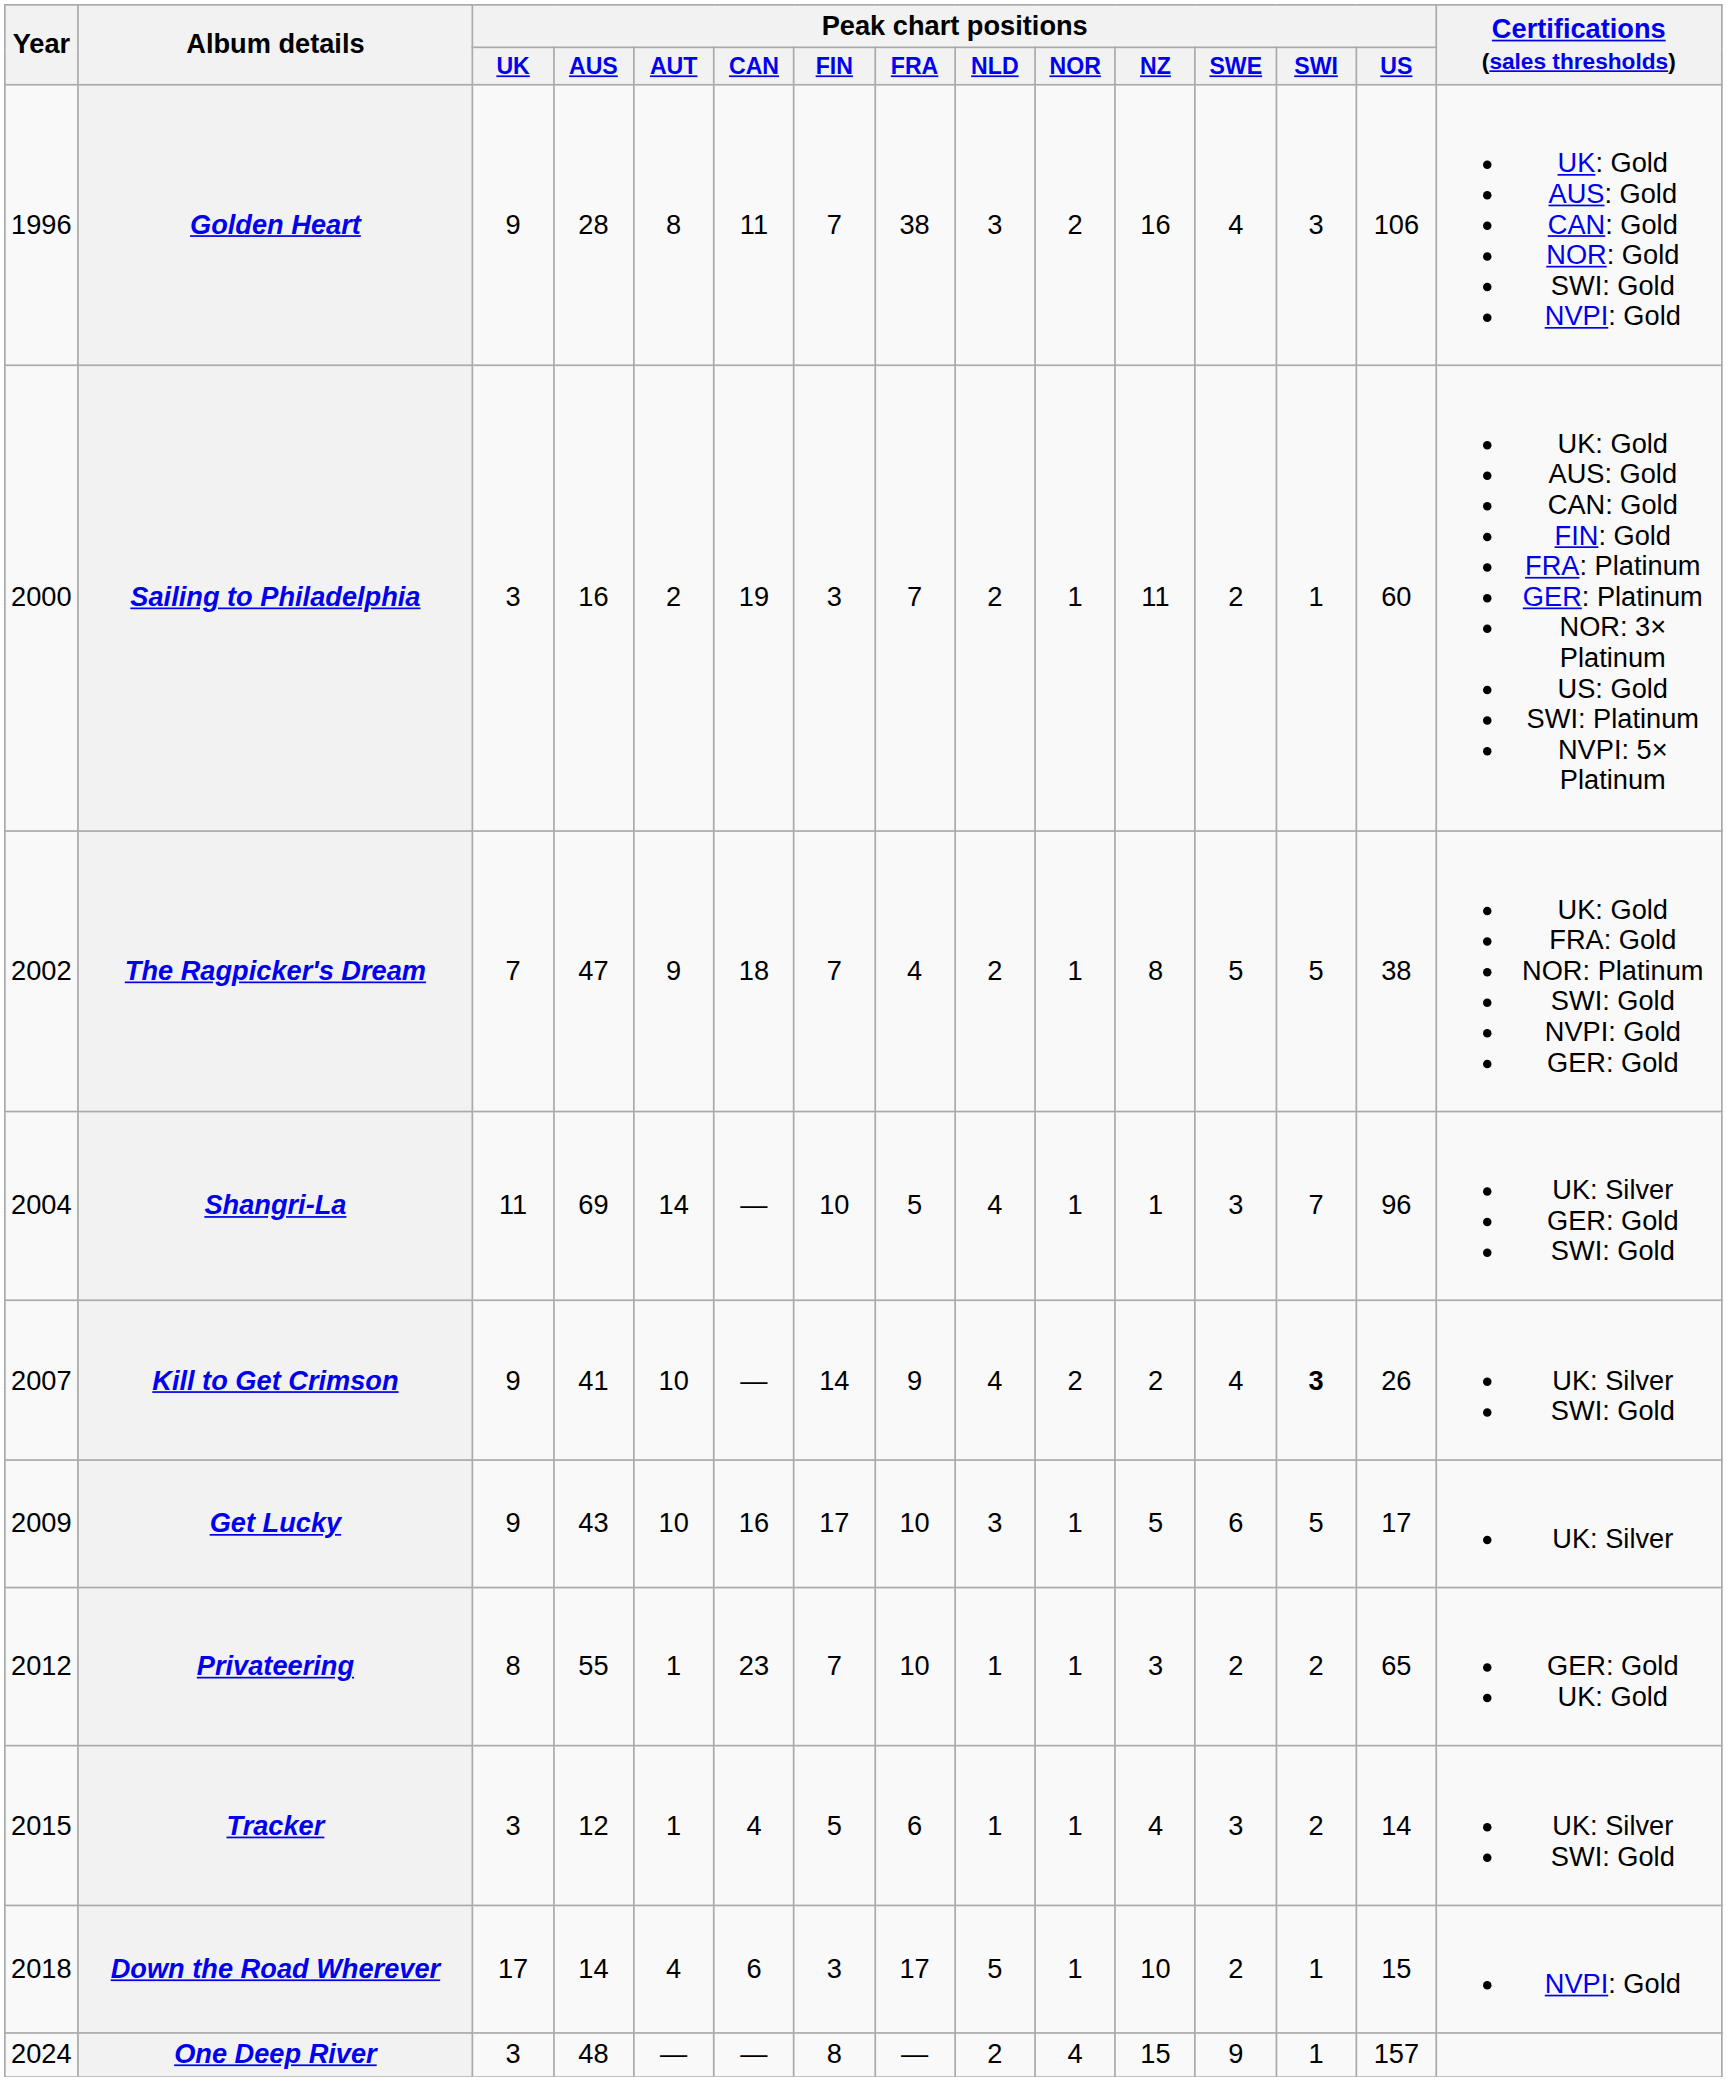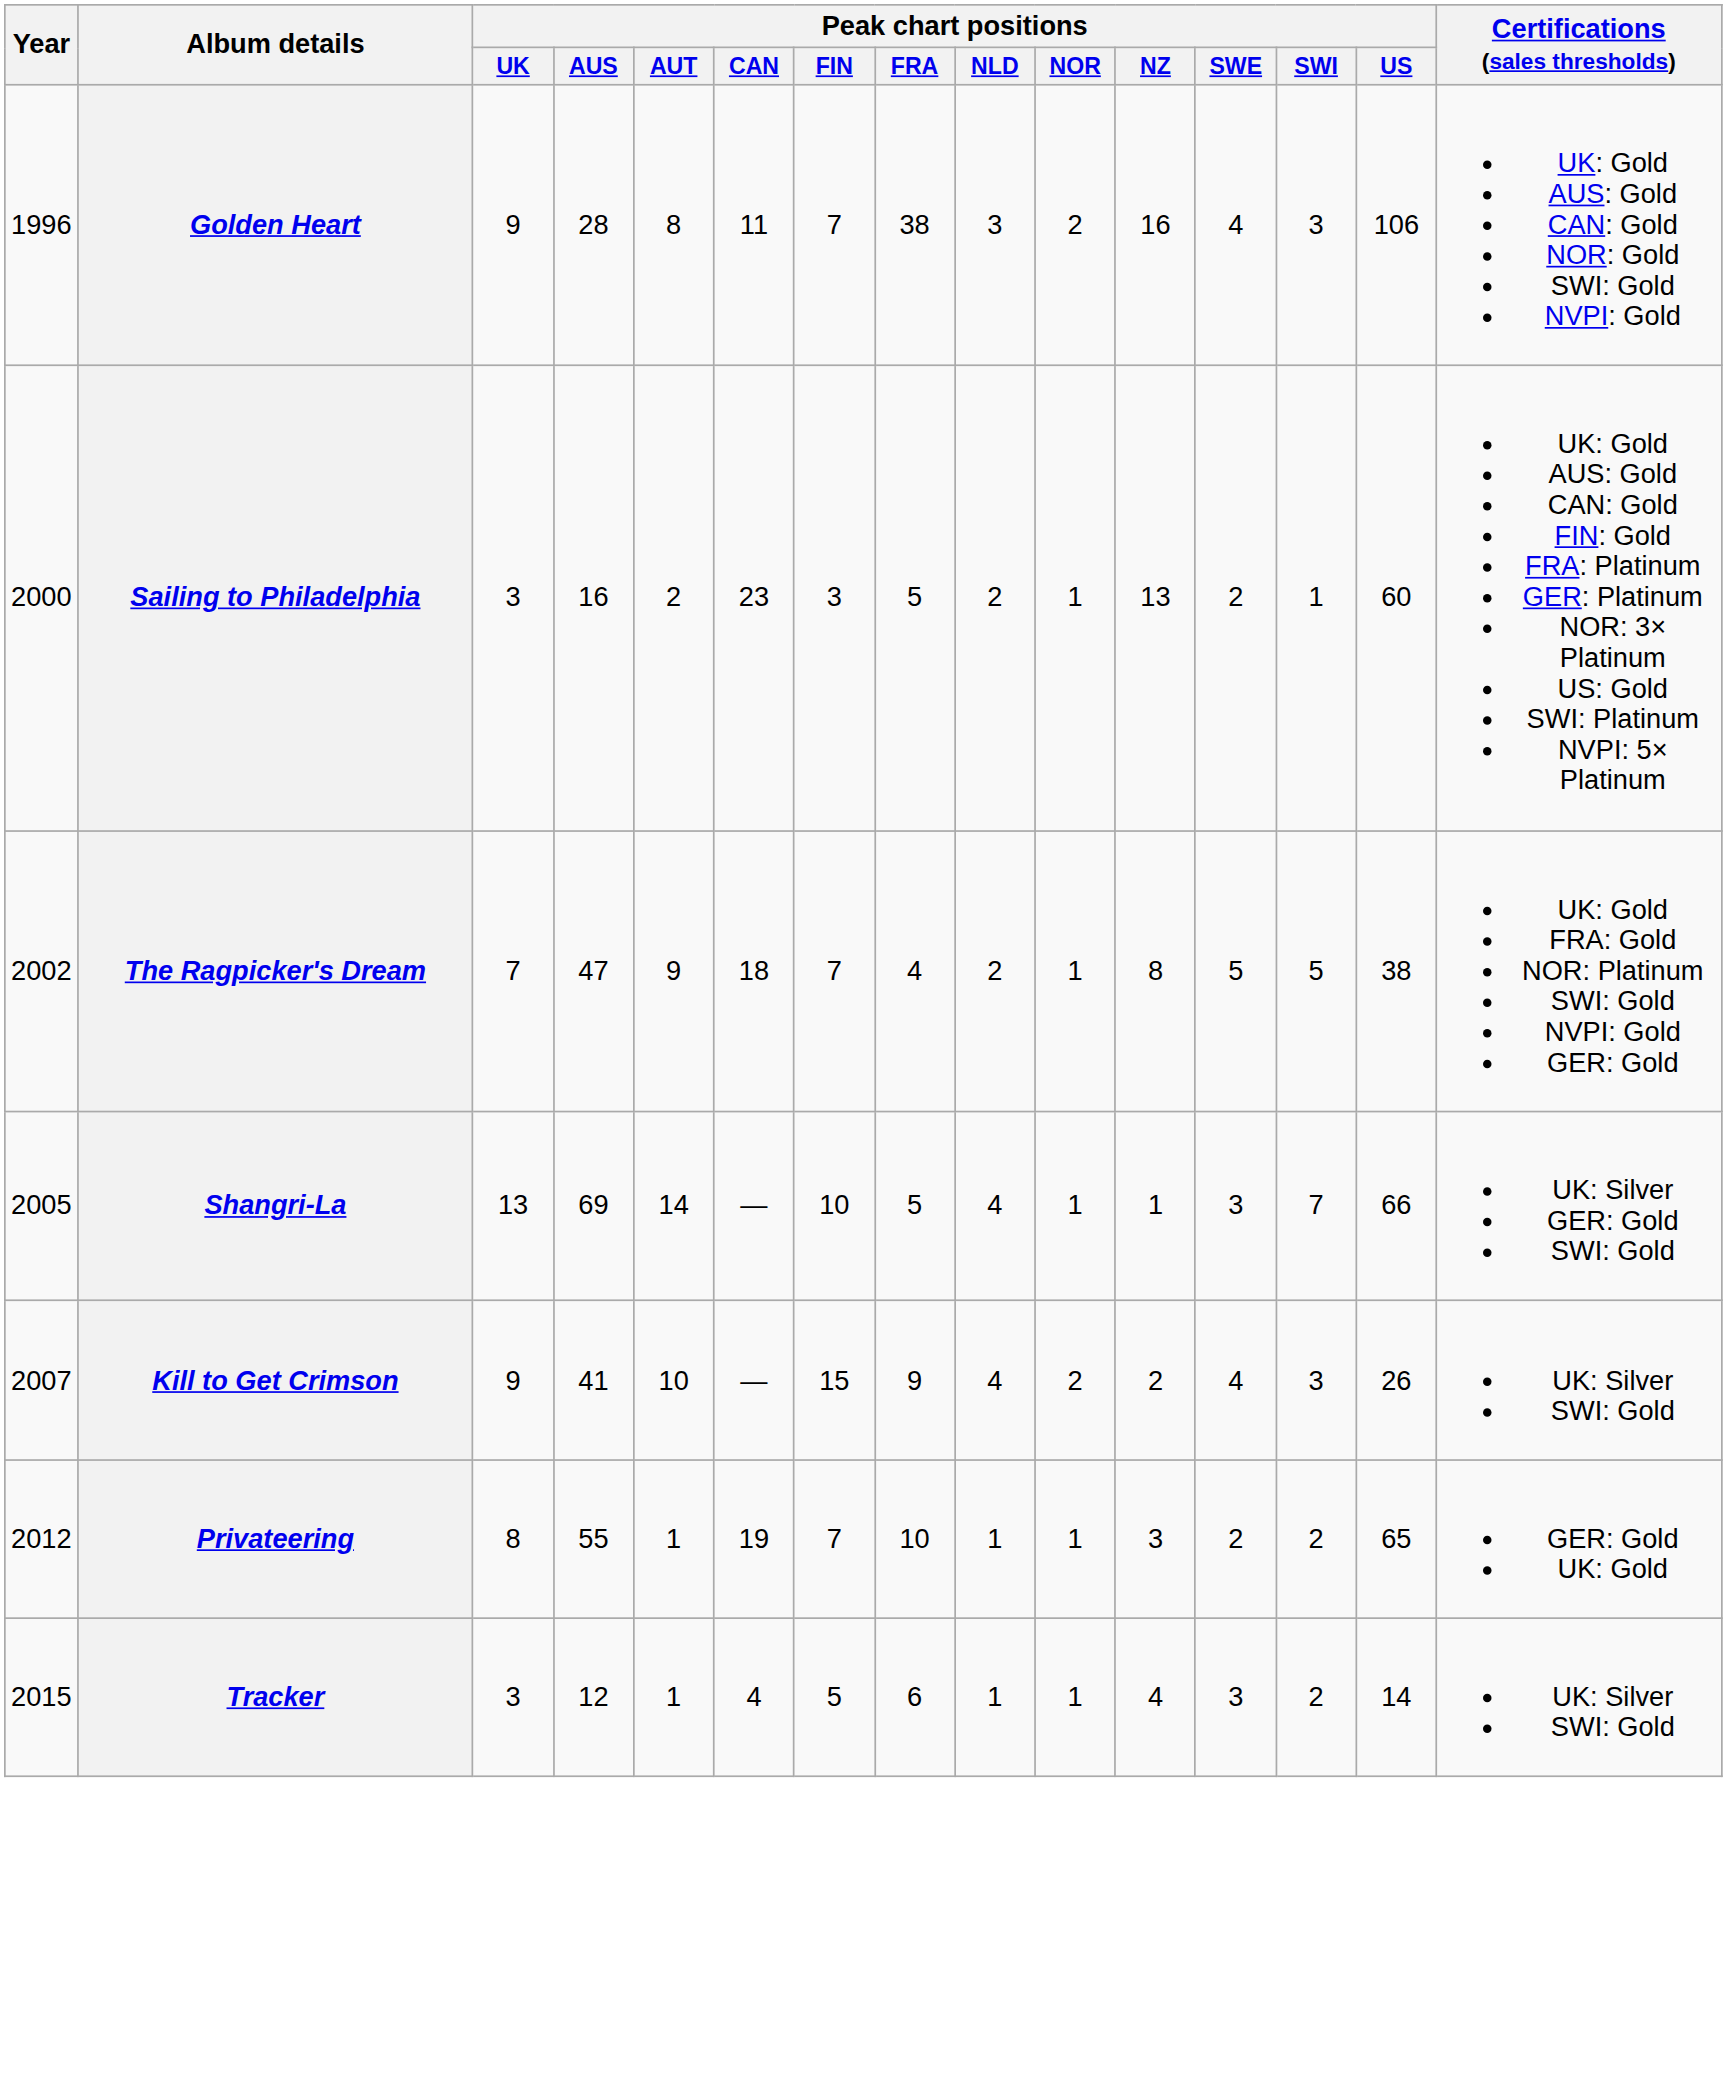(754, 597) 19 -> (754, 597) 23
(915, 597) 7 -> (915, 597) 5
(1155, 597) 11 -> (1155, 597) 13
(41, 1205) 2004 -> (41, 1205) 2005
(513, 1205) 11 -> (513, 1205) 13
(1396, 1205) 96 -> (1396, 1205) 66
(834, 1379) 14 -> (834, 1379) 15
(1316, 1379) bold -> (1316, 1379) normal
- row: (275, 1523)
(754, 1666) 23 -> (754, 1538) 19
- row: (275, 1968)
- row: (275, 2054)
